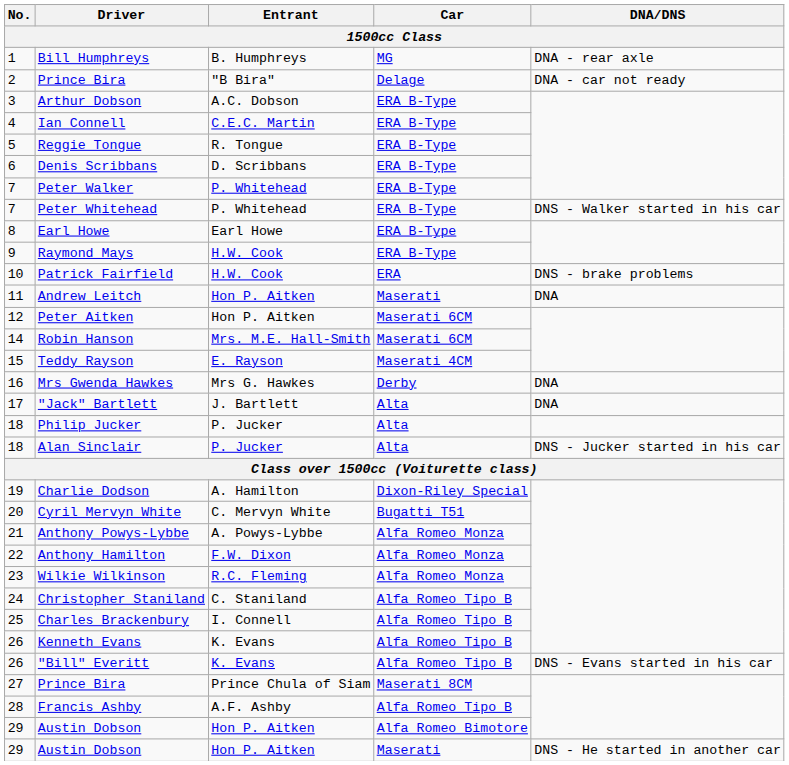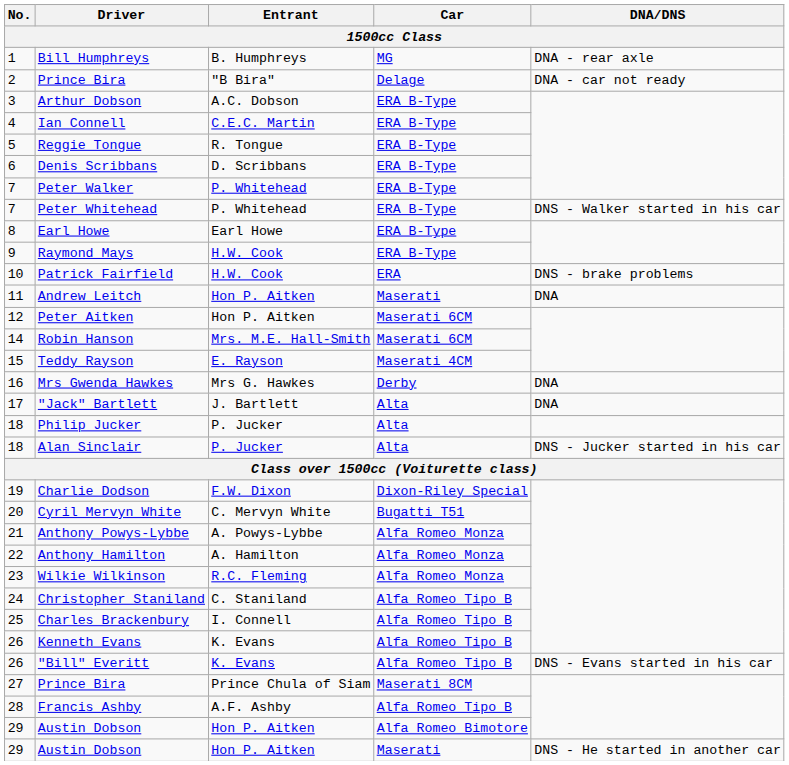(255, 491) A. Hamilton -> (251, 491) F.W. Dixon
(251, 556) F.W. Dixon -> (255, 556) A. Hamilton
